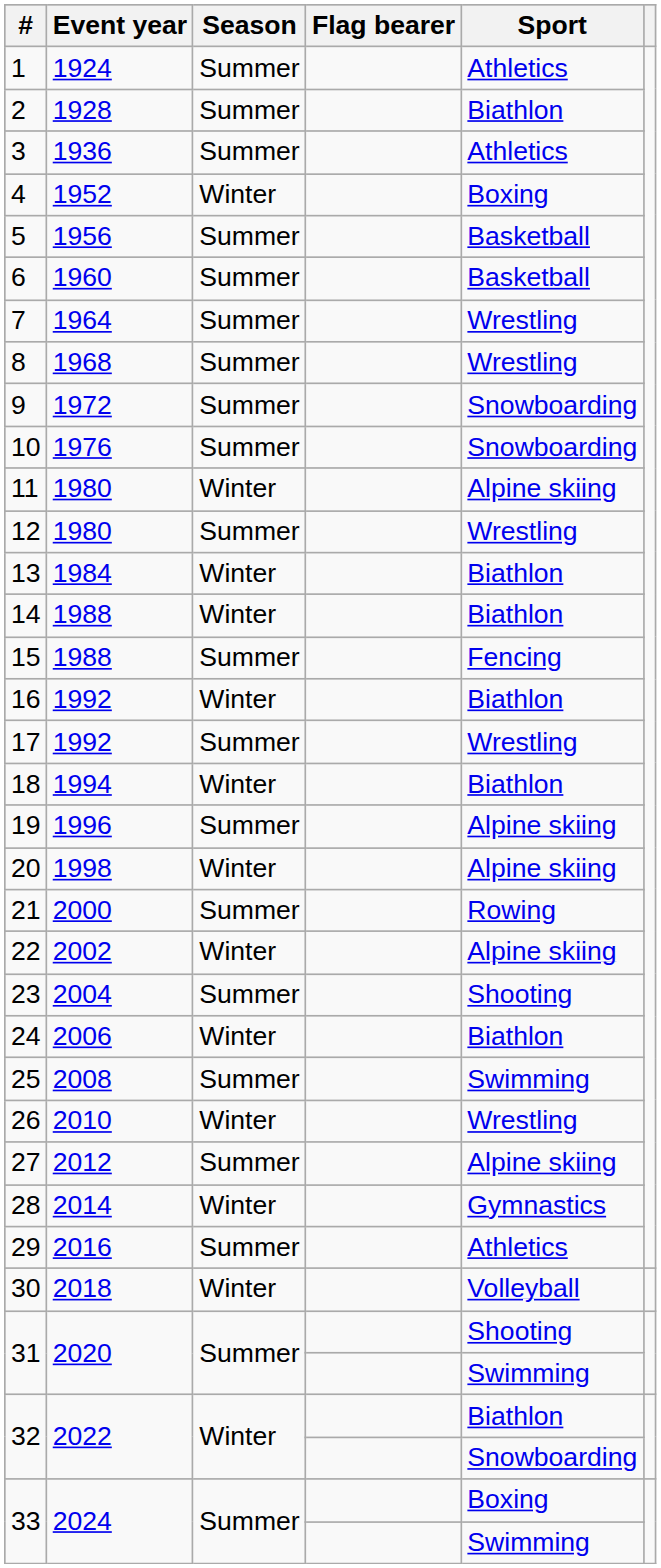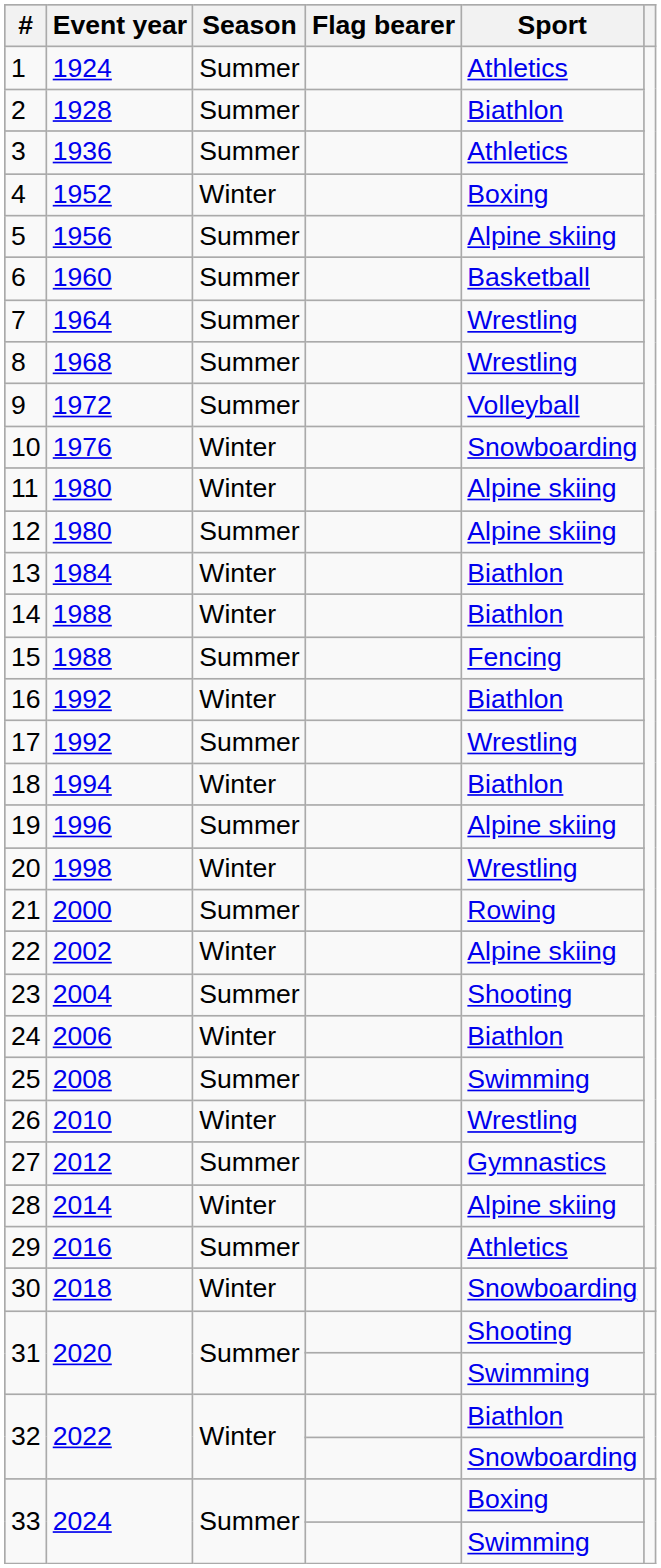(529, 236) Basketball -> (542, 236) Alpine skiing
(552, 404) Snowboarding -> (523, 404) Volleyball
(250, 446) Summer -> (238, 446) Winter
(522, 531) Wrestling -> (542, 531) Alpine skiing
(542, 868) Alpine skiing -> (522, 868) Wrestling
(542, 1162) Alpine skiing -> (537, 1162) Gymnastics
(537, 1204) Gymnastics -> (542, 1204) Alpine skiing
(523, 1289) Volleyball -> (552, 1289) Snowboarding
